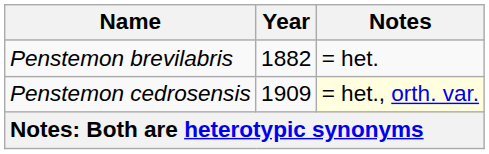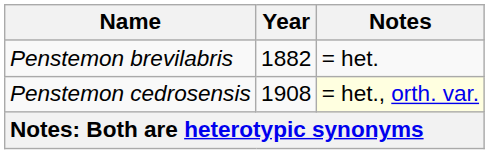(286, 93) 1909 -> (286, 93) 1908
